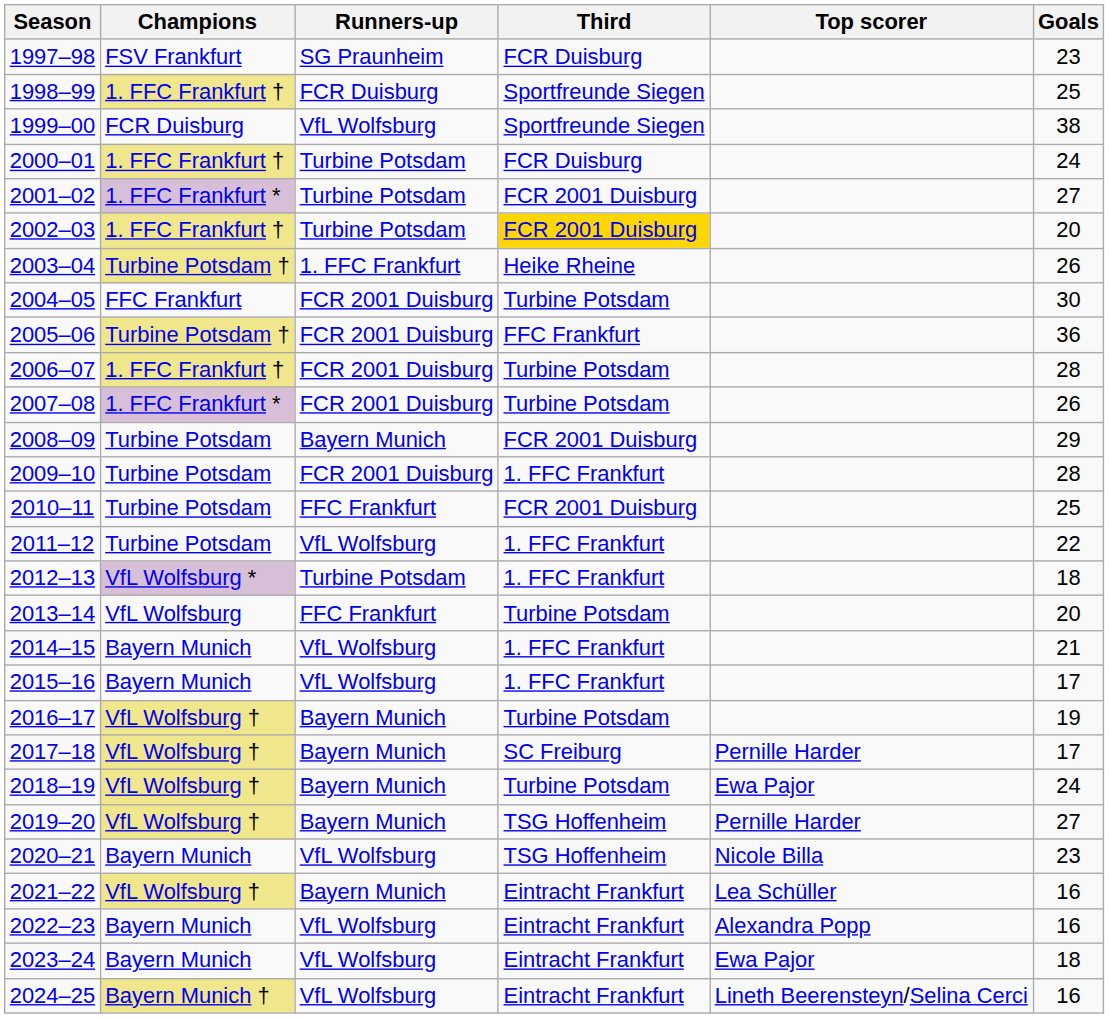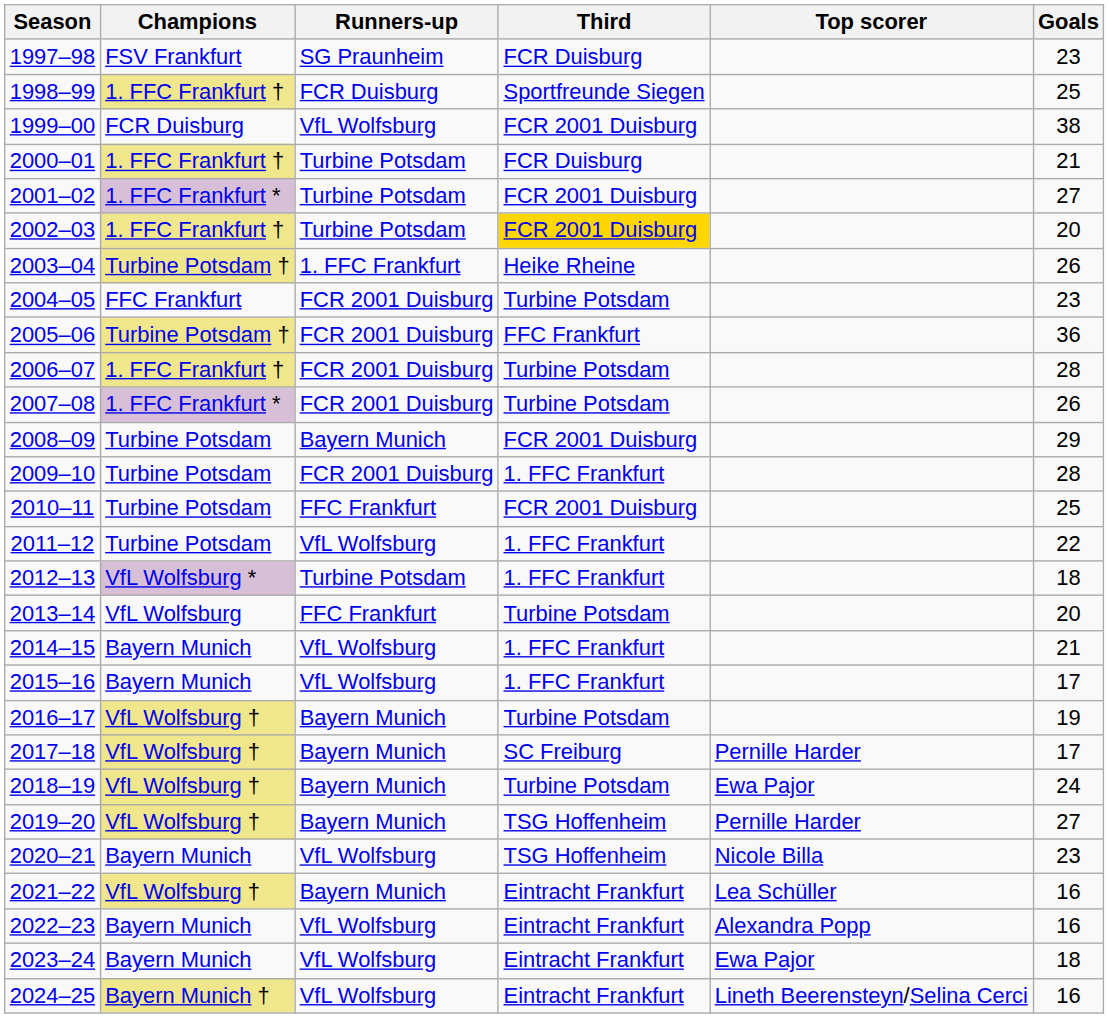(604, 126) Sportfreunde Siegen -> (600, 126) FCR 2001 Duisburg
(1068, 160) 24 -> (1068, 160) 21
(1068, 299) 30 -> (1068, 299) 23
